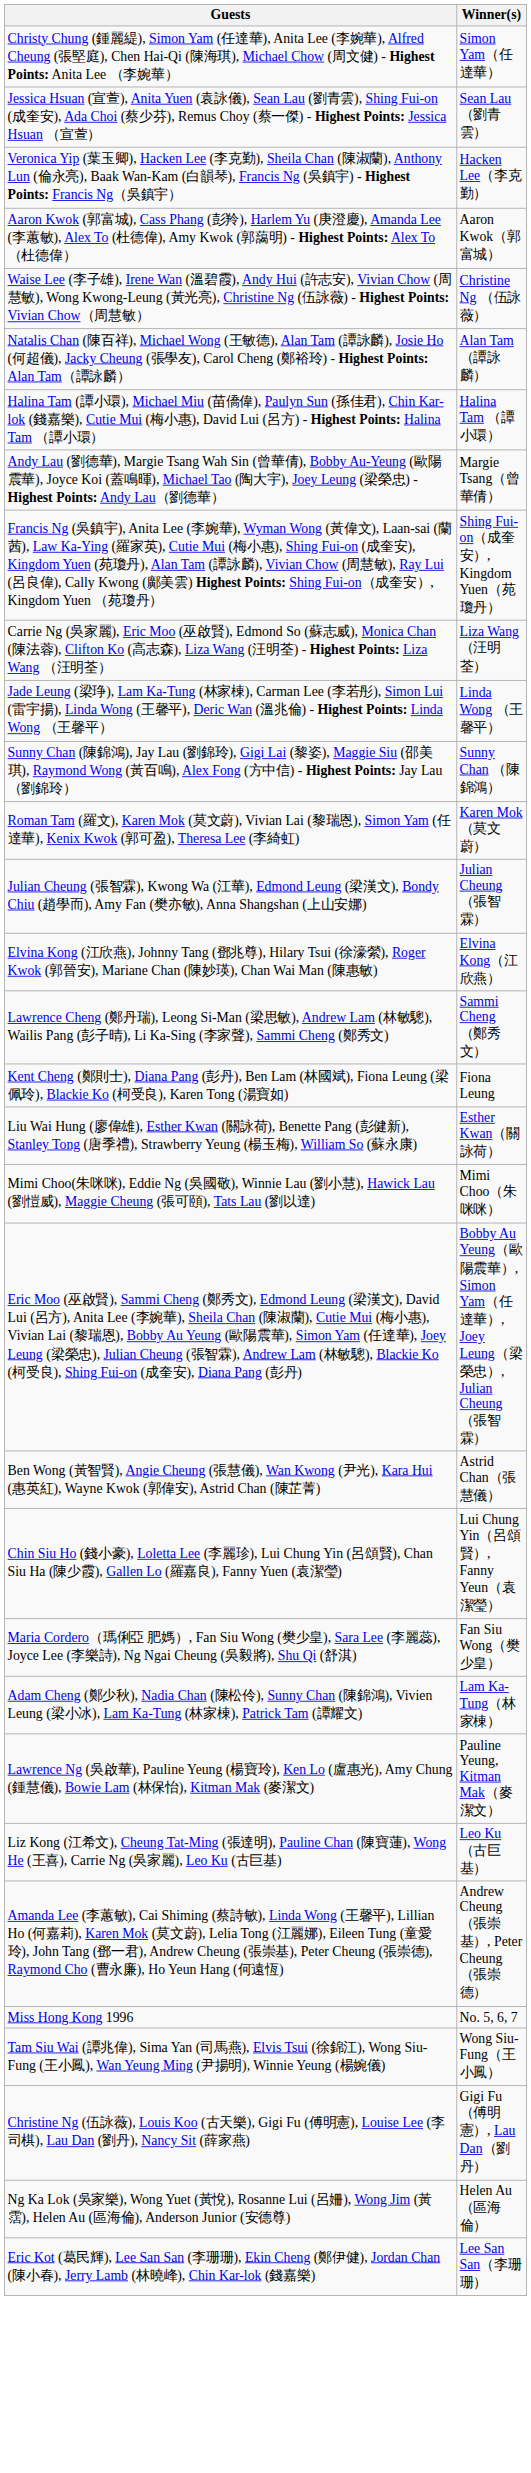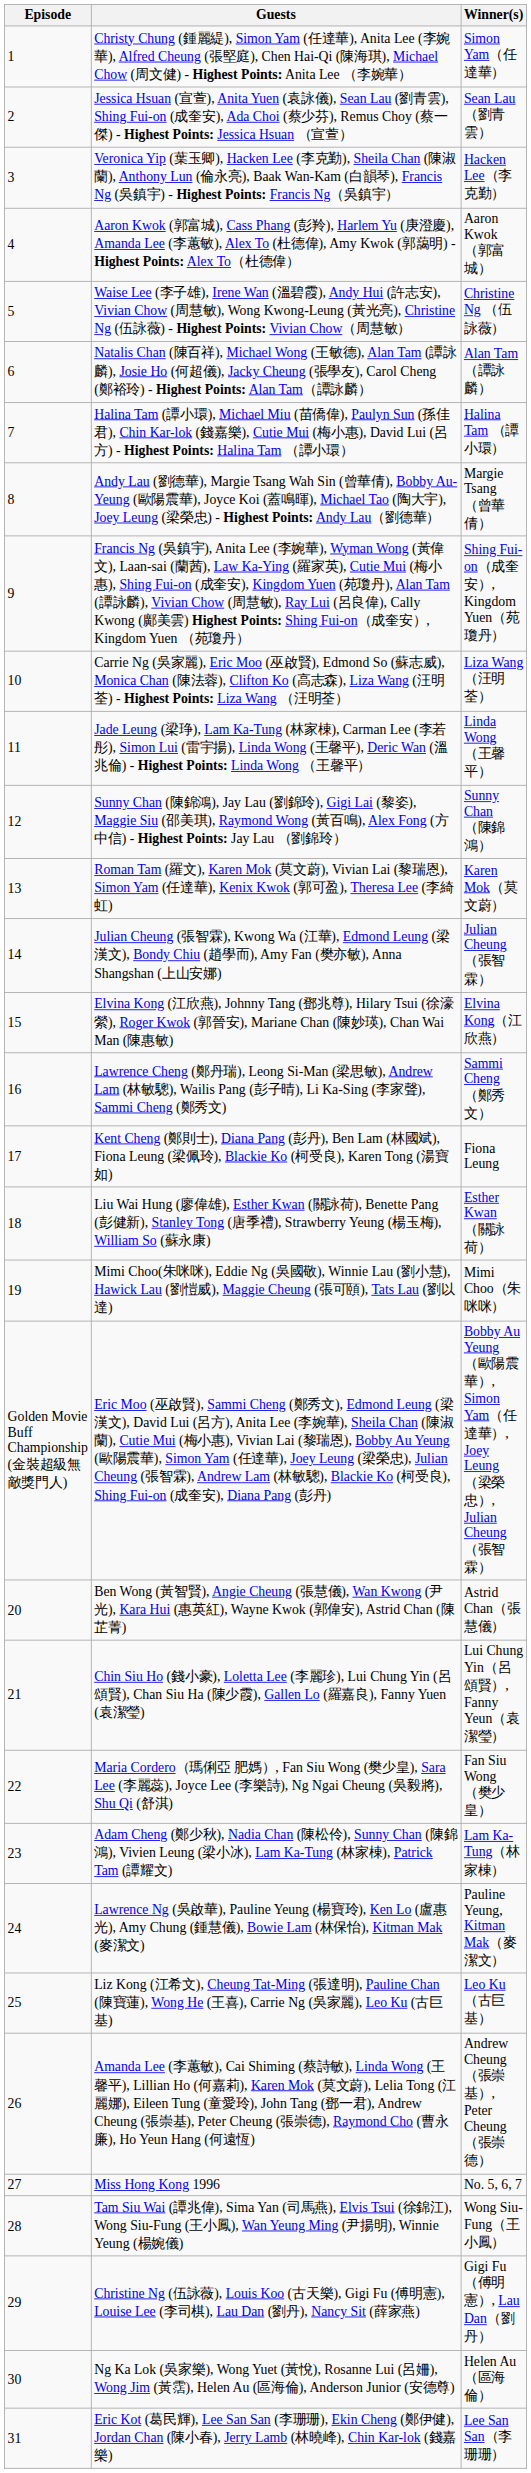+ column: (48, 15)
